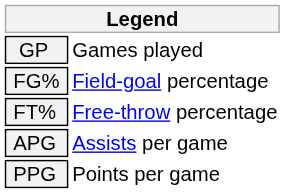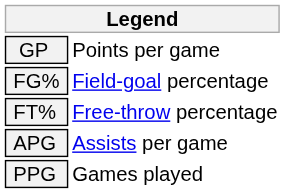(138, 50) Games played -> (146, 50) Points per game
(146, 174) Points per game -> (138, 174) Games played
